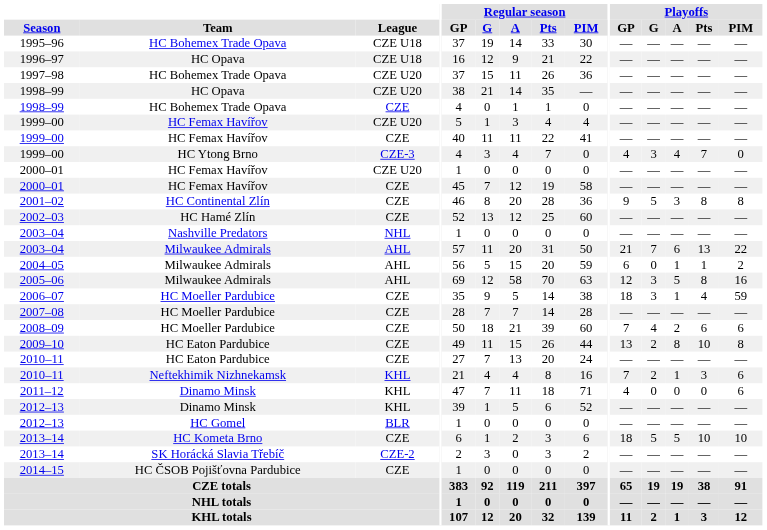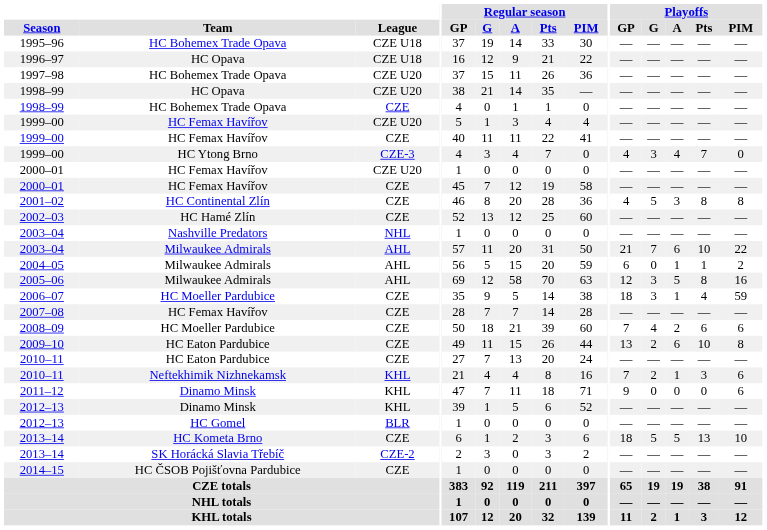(626, 201) 9 -> (626, 201) 4
(704, 249) 13 -> (704, 249) 10
(218, 312) HC Moeller Pardubice -> (218, 312) HC Femax Havířov
(677, 343) 8 -> (677, 343) 6
(626, 391) 4 -> (626, 391) 9
(704, 438) 10 -> (704, 438) 13
